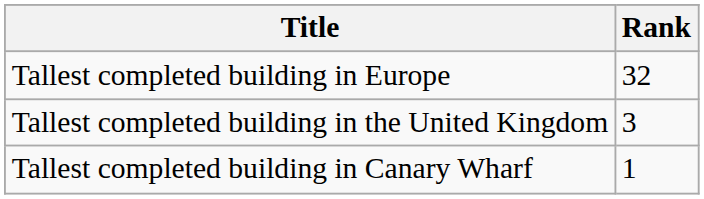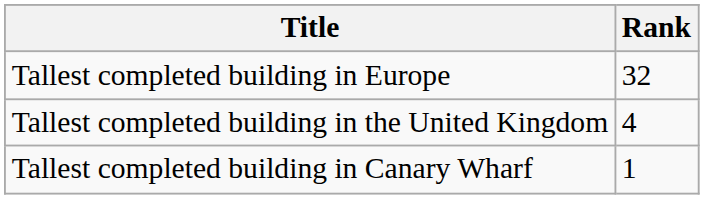(629, 121) 3 -> (629, 121) 4
